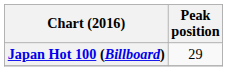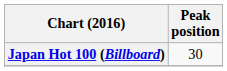(195, 54) 29 -> (195, 54) 30
